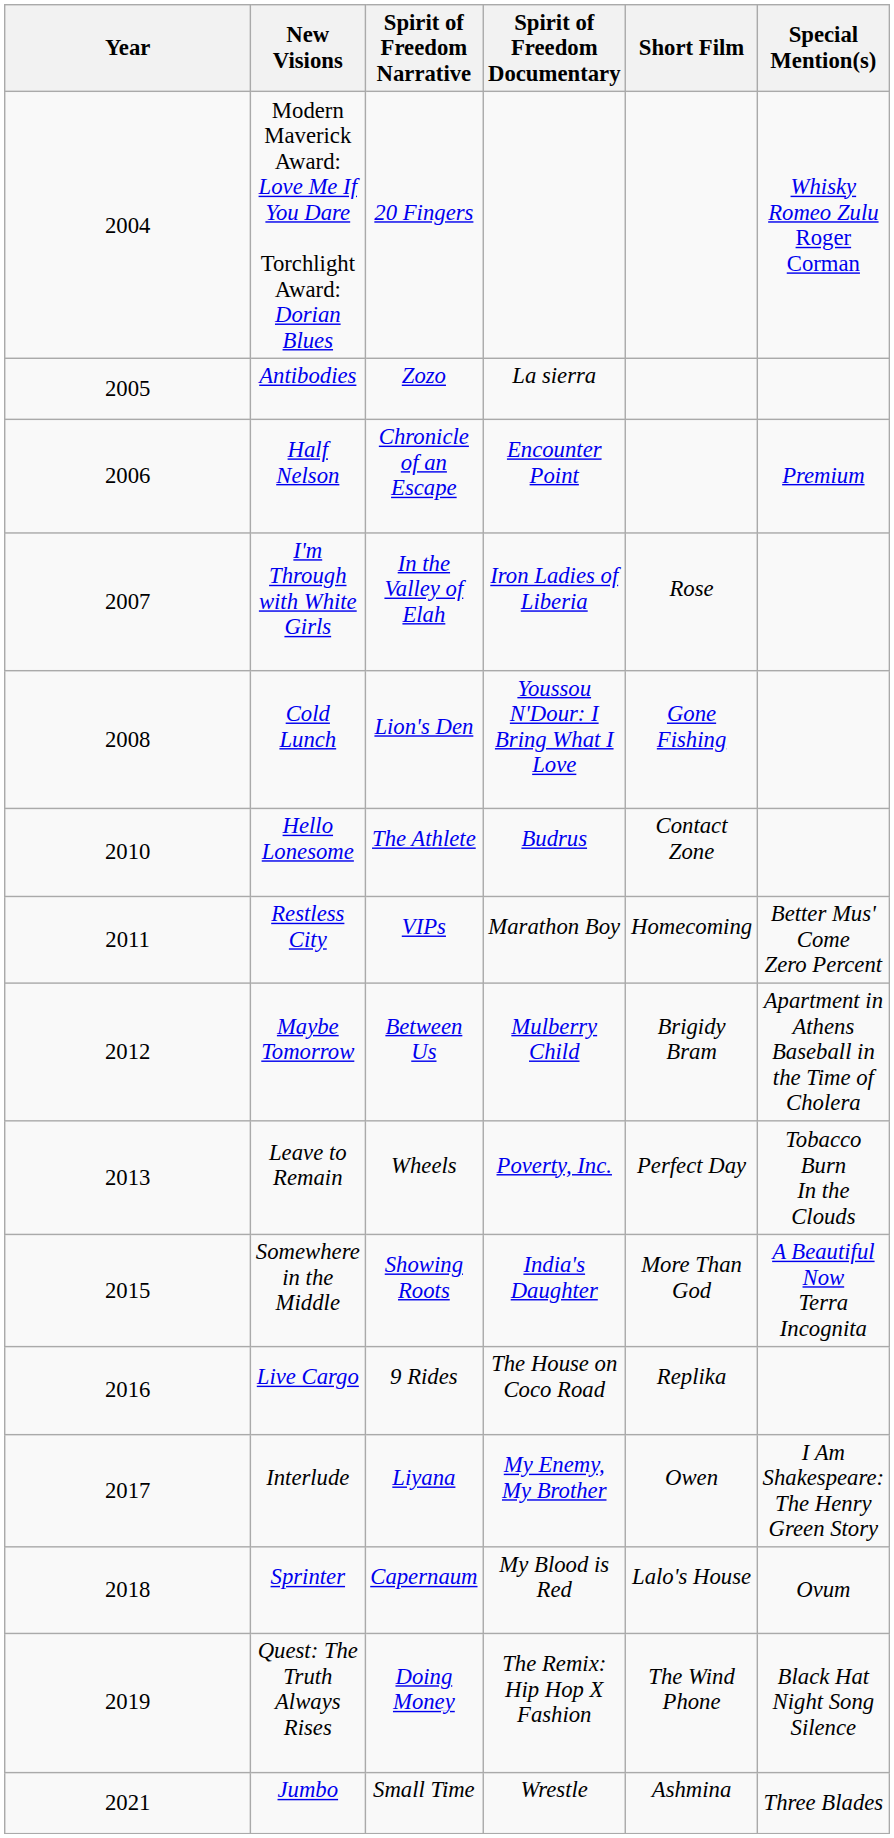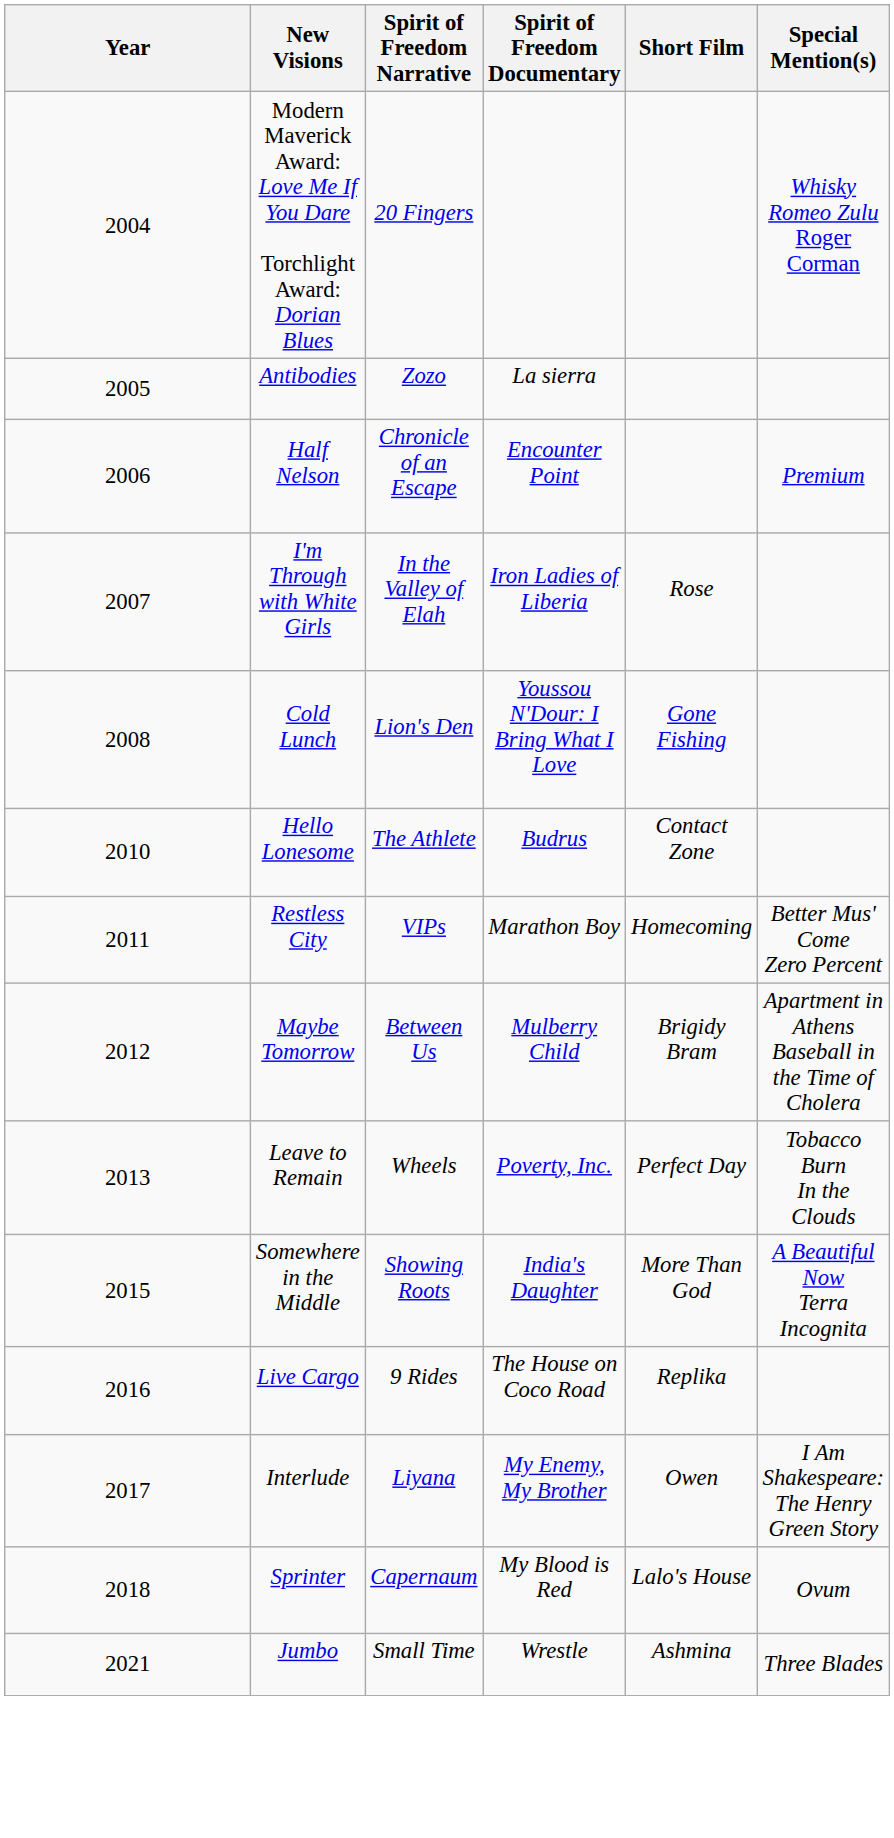- row: (308, 1689)
